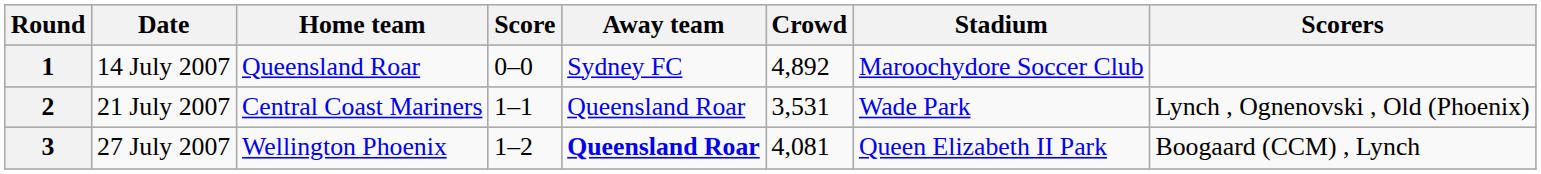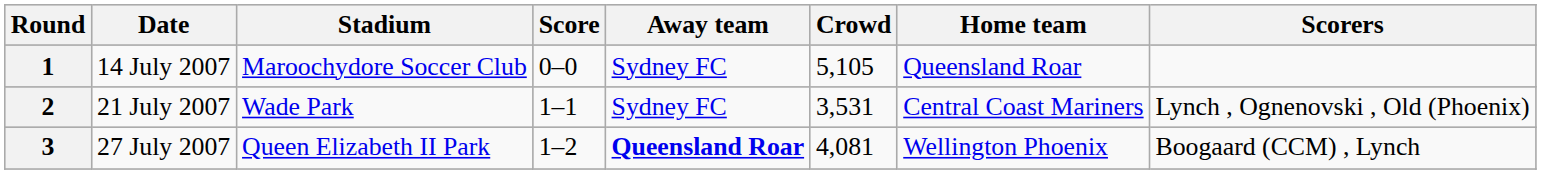columns swapped: (362, 24) <-> (1001, 24)
(801, 65) 4,892 -> (845, 65) 5,105
(656, 106) Queensland Roar -> (669, 106) Sydney FC
